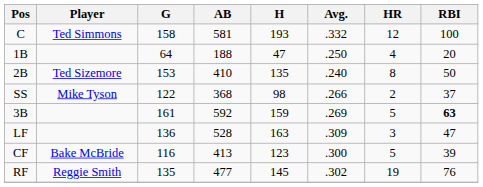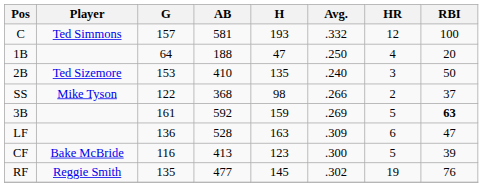(166, 34) 158 -> (166, 34) 157
(393, 73) 8 -> (393, 73) 3
(393, 133) 3 -> (393, 133) 6
